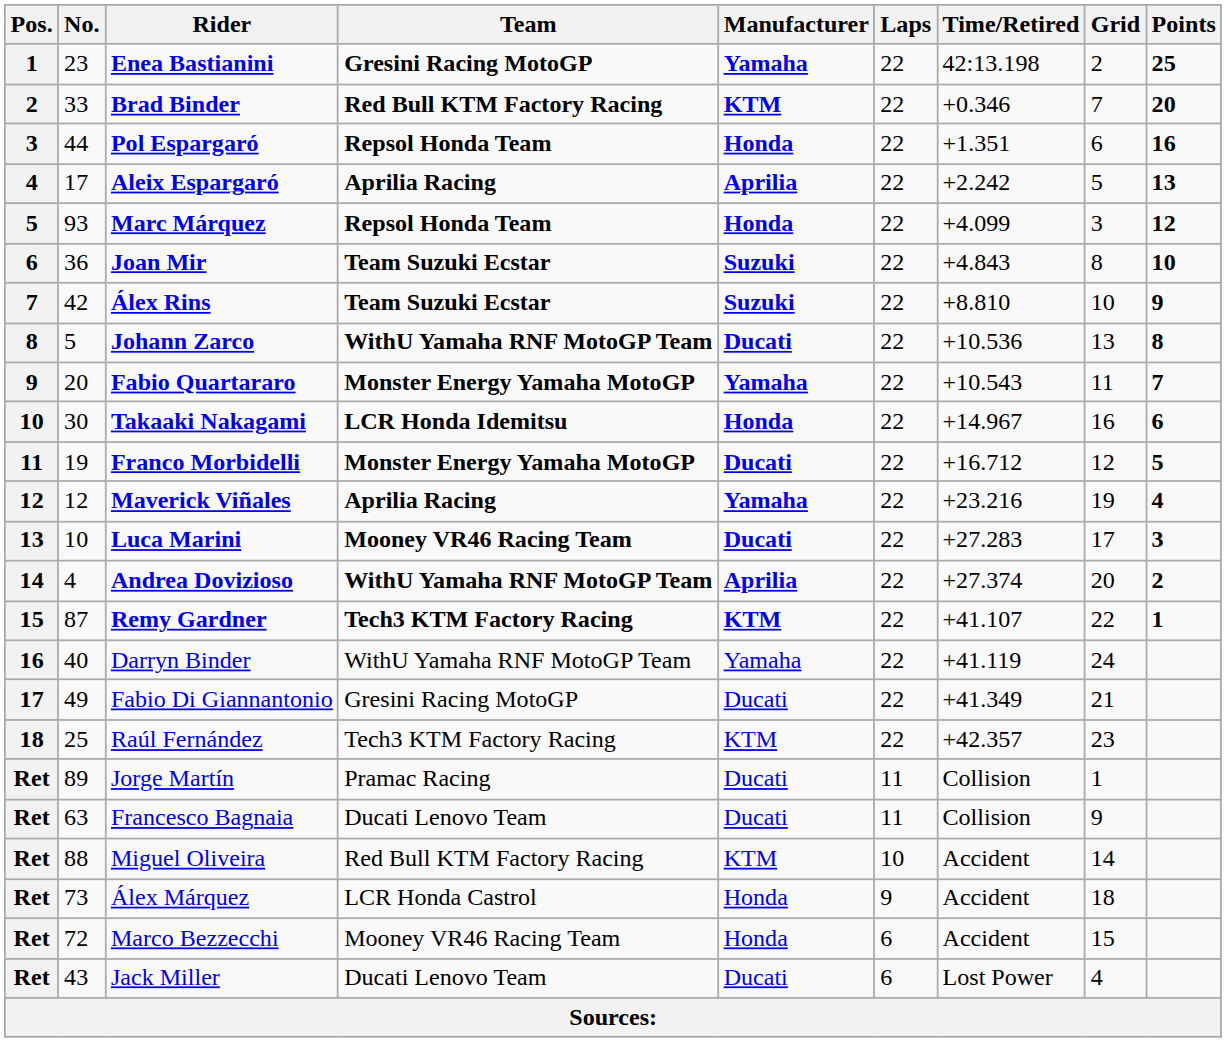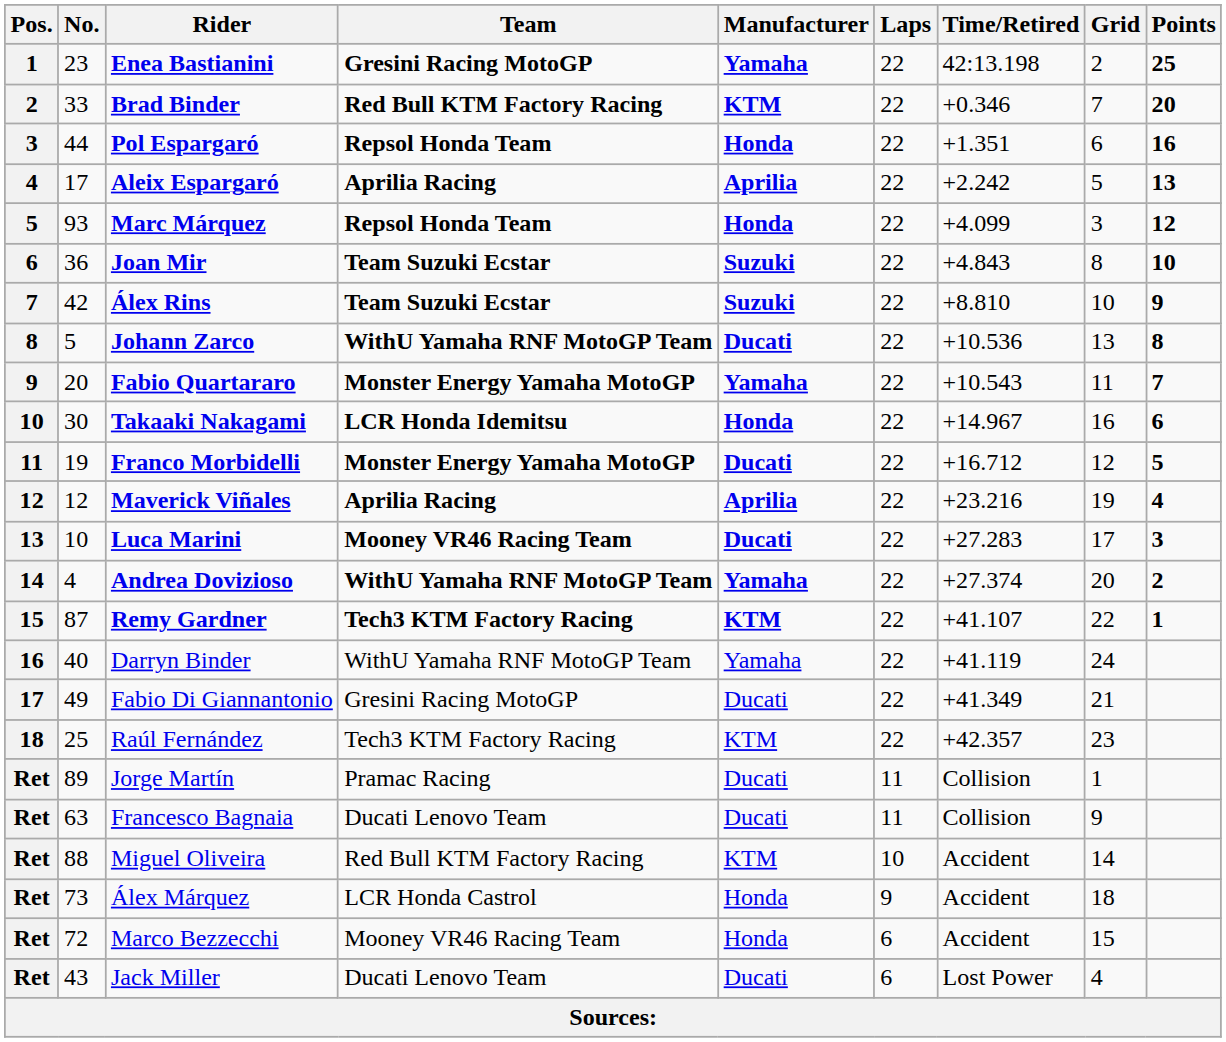(766, 500) Yamaha -> (760, 500) Aprilia
(760, 579) Aprilia -> (766, 579) Yamaha
